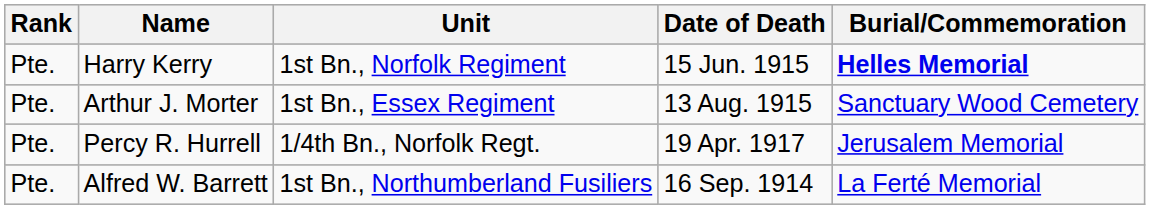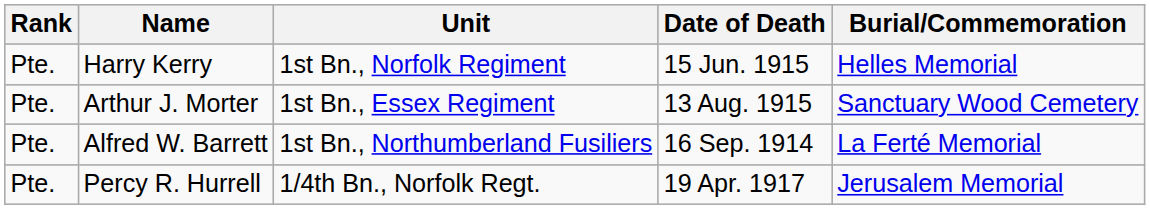(933, 64) bold -> (927, 64) normal
rows swapped: (172, 143) <-> (176, 183)
